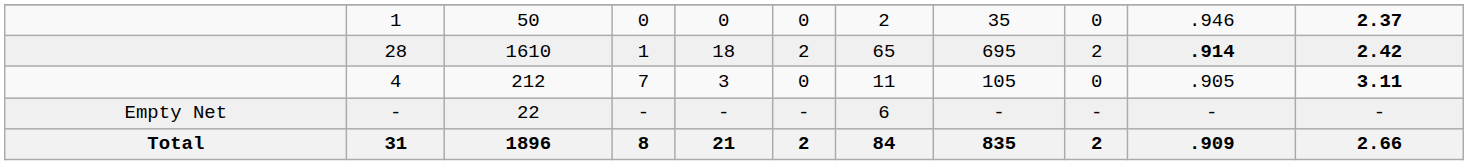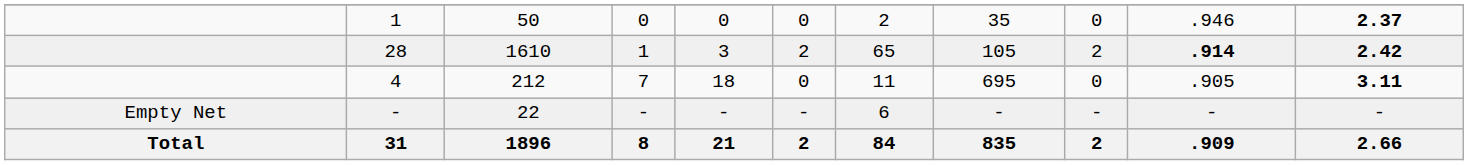(724, 51) 18 -> (724, 51) 3
(999, 51) 695 -> (999, 51) 105
(724, 82) 3 -> (724, 82) 18
(999, 82) 105 -> (999, 82) 695
